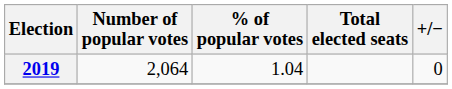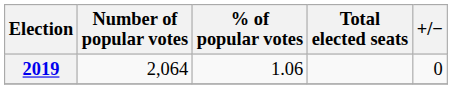(287, 68) 1.04 -> (287, 68) 1.06
